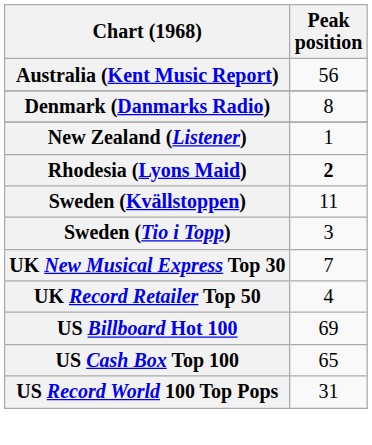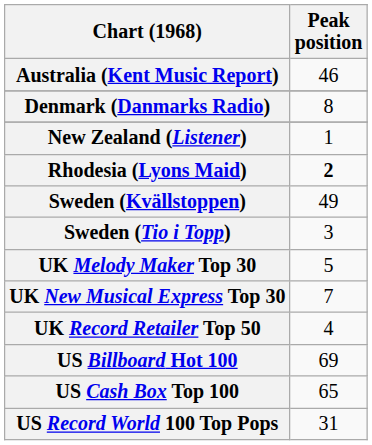(329, 74) 56 -> (329, 74) 46
(329, 201) 11 -> (329, 201) 49
+ row: (147, 264)
